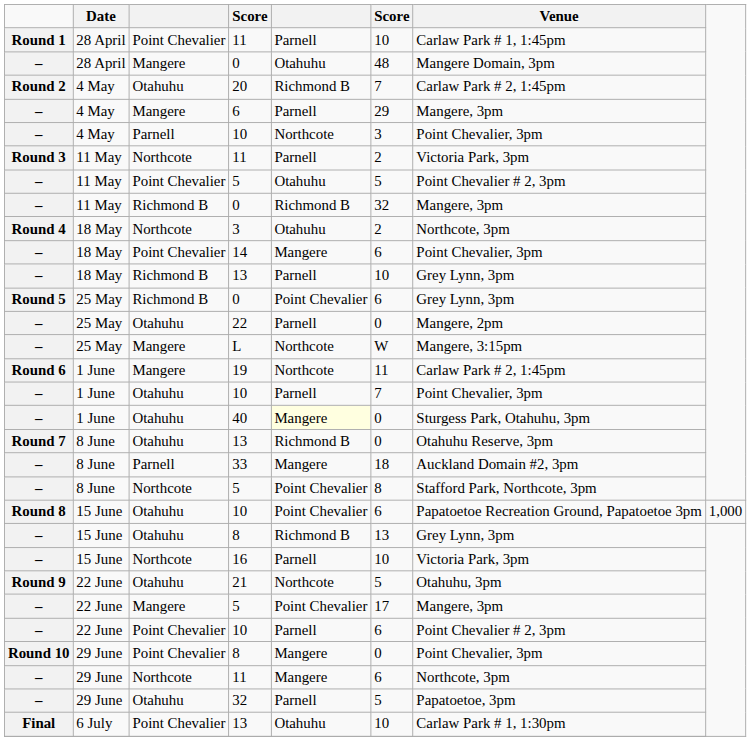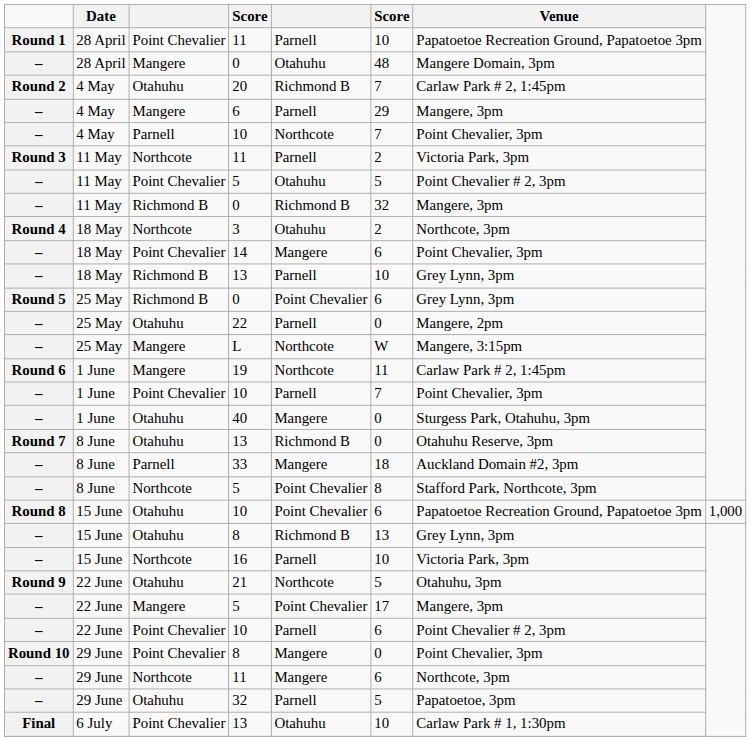(491, 39) Carlaw Park # 1, 1:45pm -> (559, 39) Papatoetoe Recreation Ground, Papatoetoe 3pm
(378, 134) 3 -> (378, 134) 7
(158, 393) Otahuhu -> (179, 393) Point Chevalier
(301, 417) lightyellow background -> (301, 417) no background
